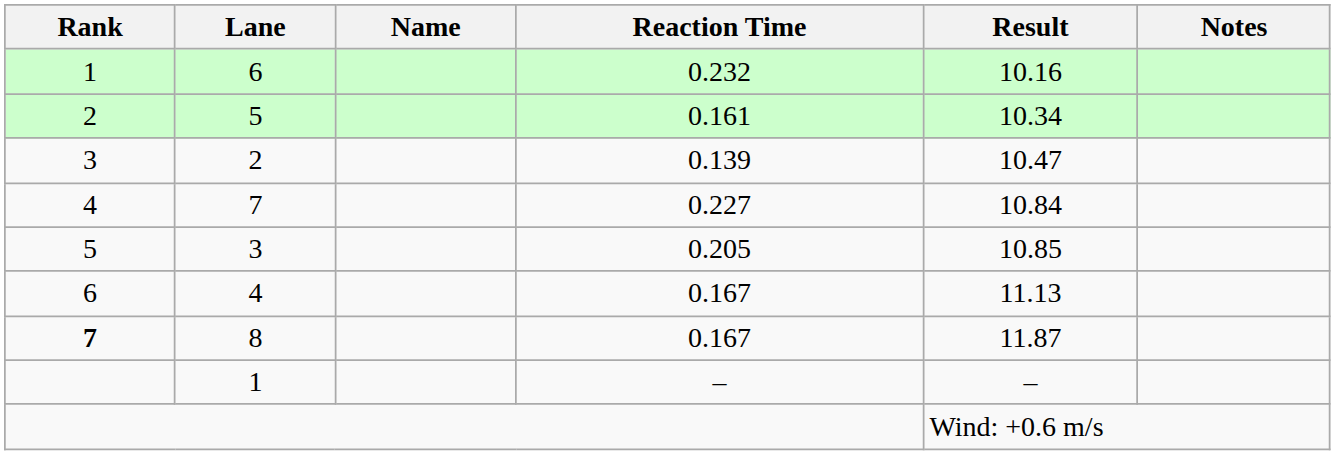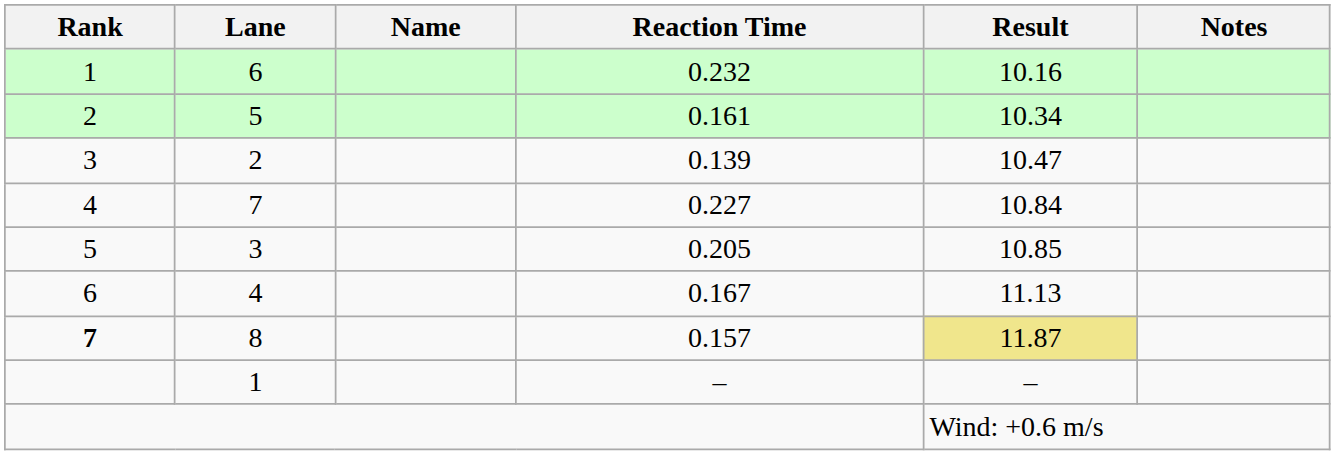(720, 337) 0.167 -> (720, 337) 0.157
(1030, 337) no background -> (1030, 337) khaki background
